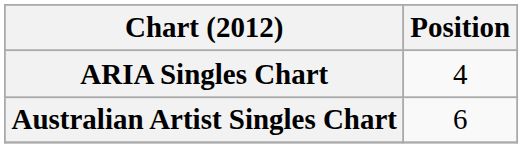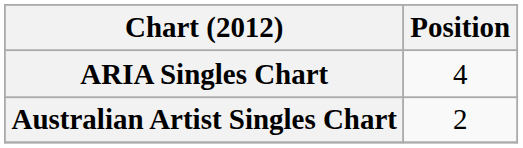(460, 119) 6 -> (460, 119) 2
